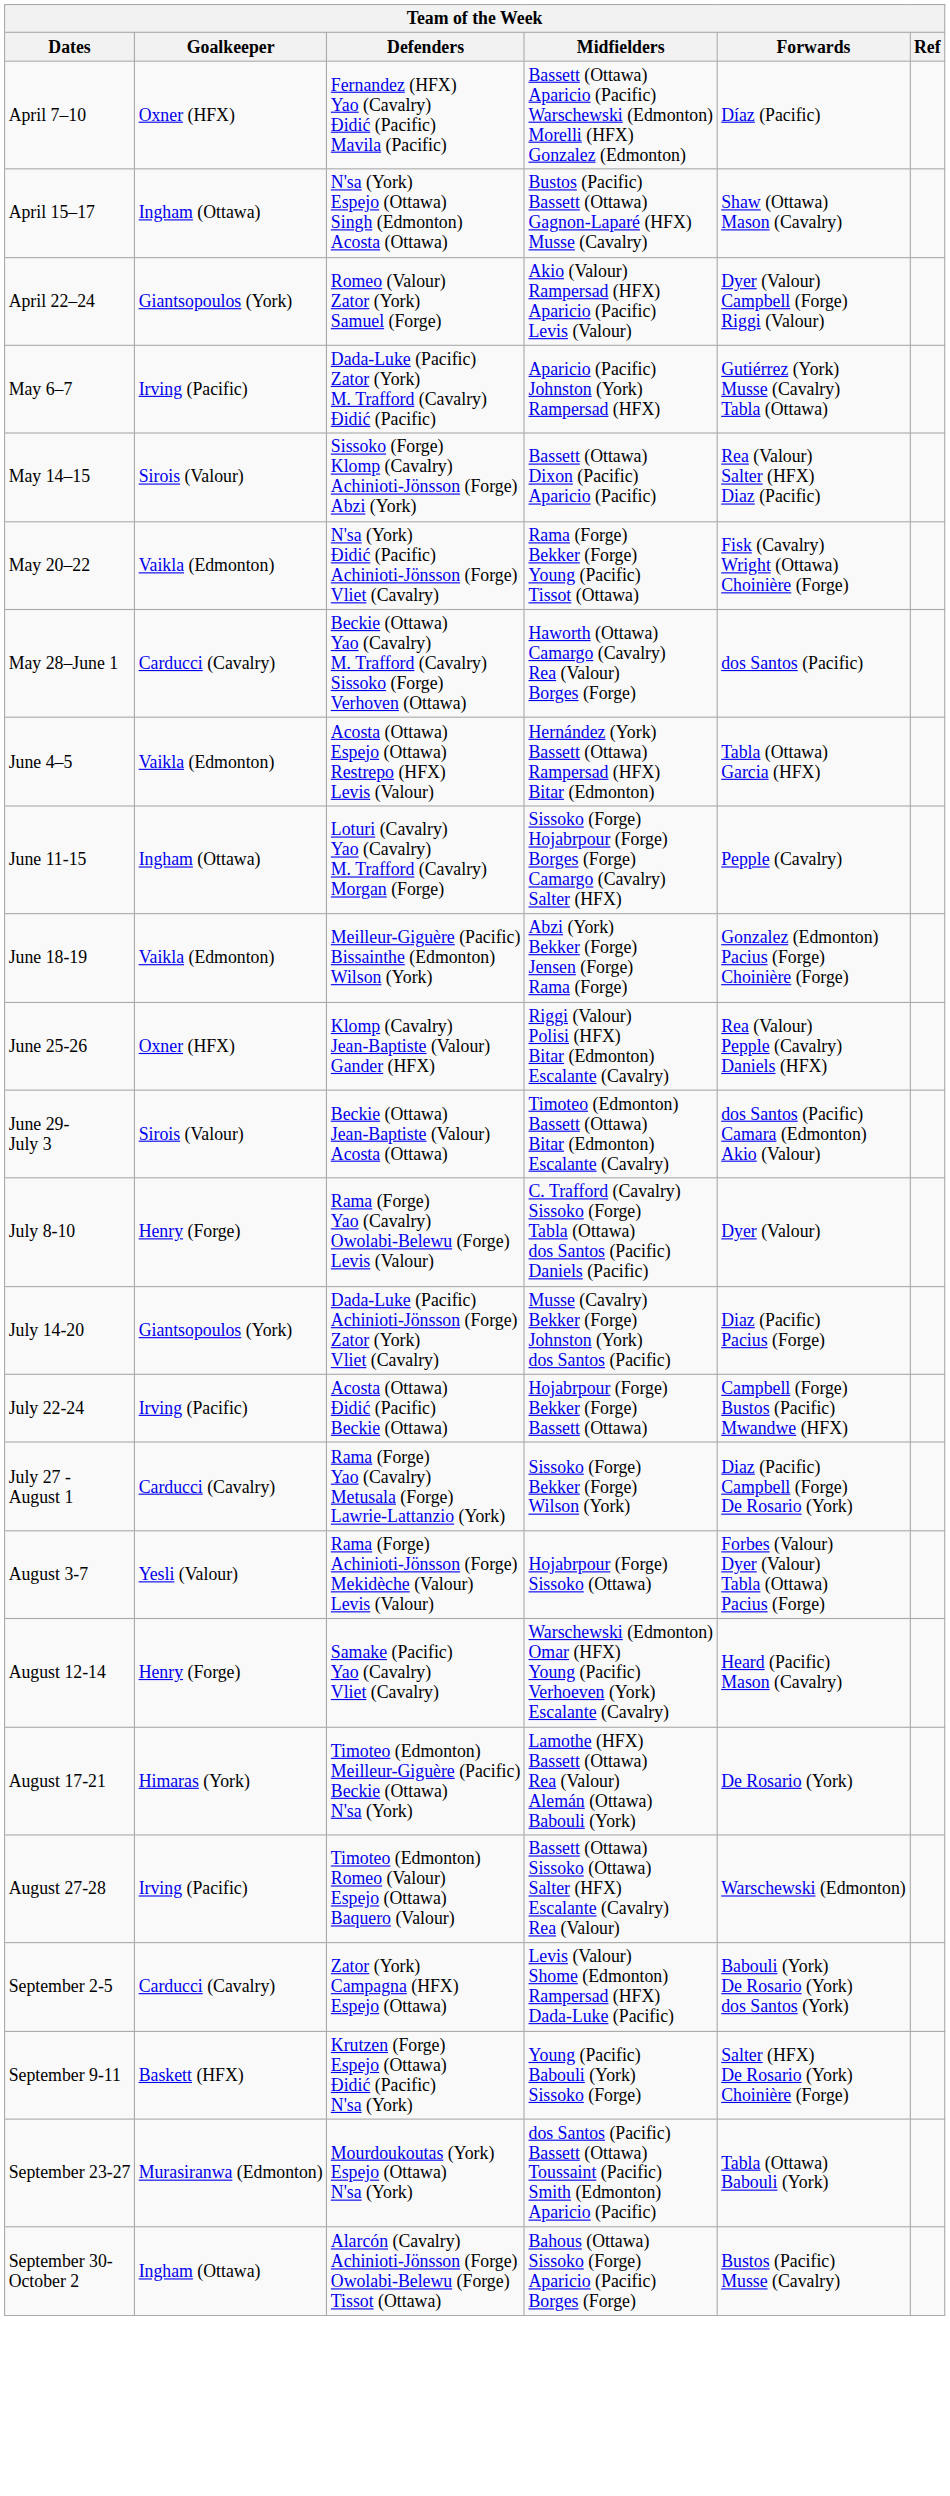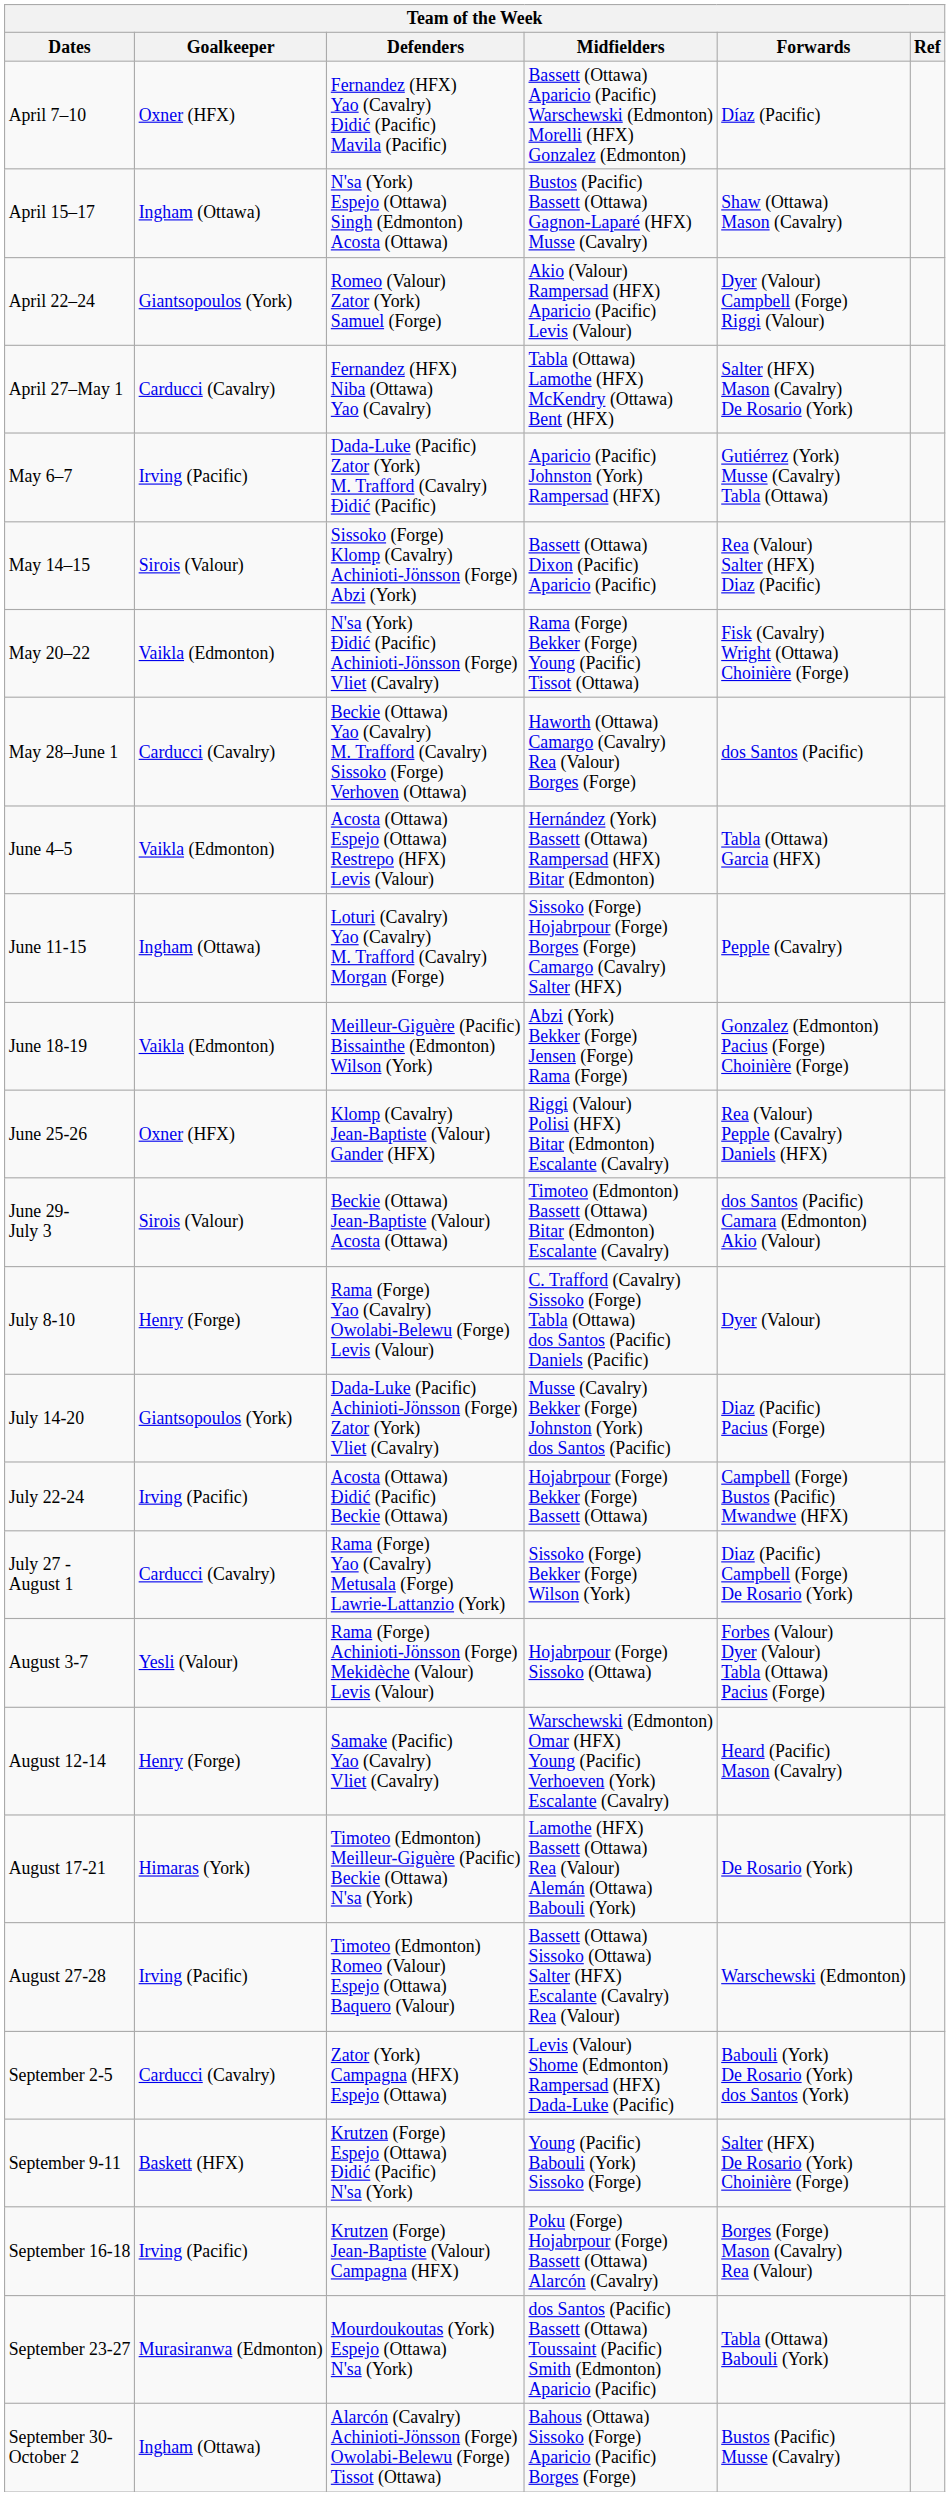+ row: (66, 389)
+ row: (70, 2251)
